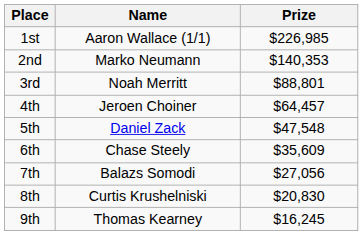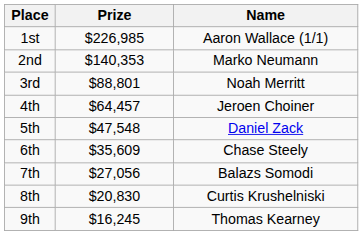columns swapped: (148, 15) <-> (299, 15)
